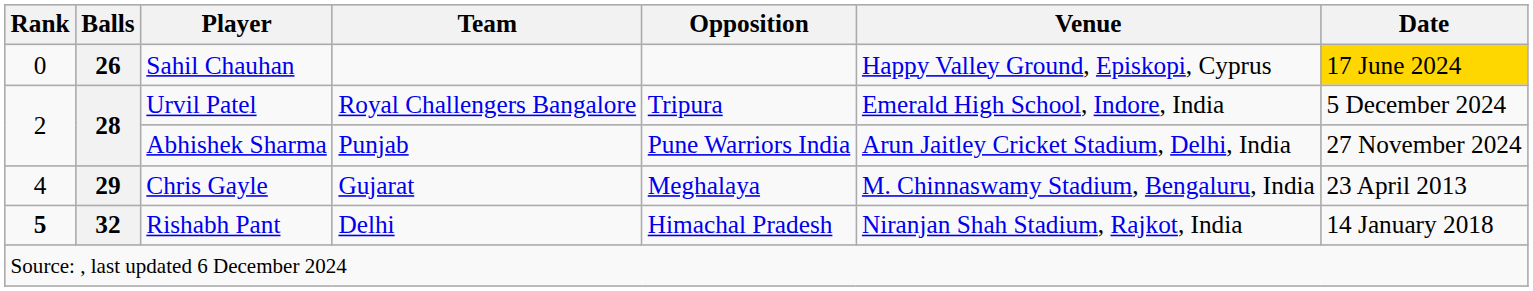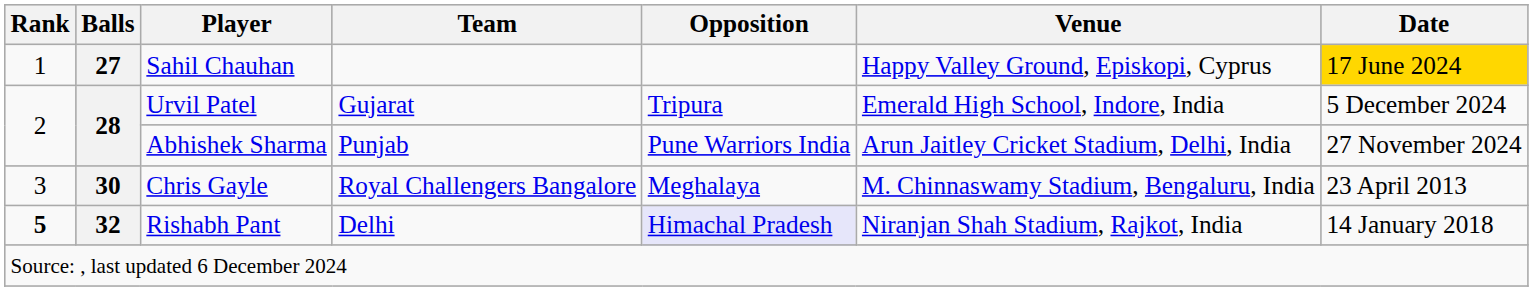(40, 64) 0 -> (40, 64) 1
(108, 64) 26 -> (108, 64) 27
(487, 104) Royal Challengers Bangalore -> (376, 104) Gujarat
(40, 184) 4 -> (40, 184) 3
(108, 184) 29 -> (108, 184) 30
(376, 184) Gujarat -> (487, 184) Royal Challengers Bangalore
(740, 225) no background -> (740, 225) lavender background
